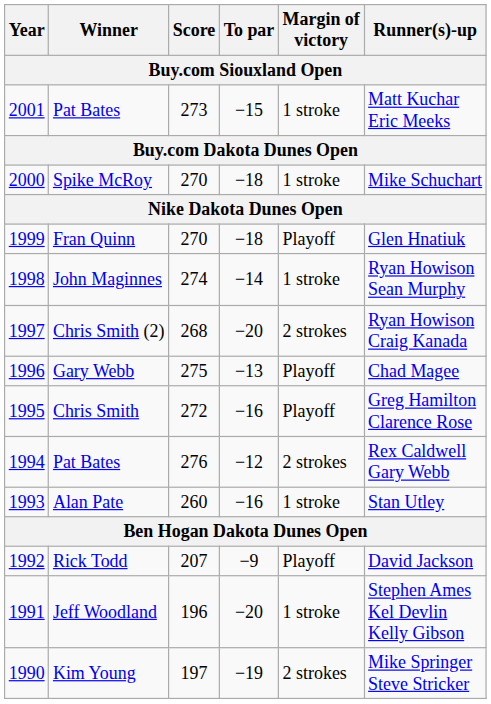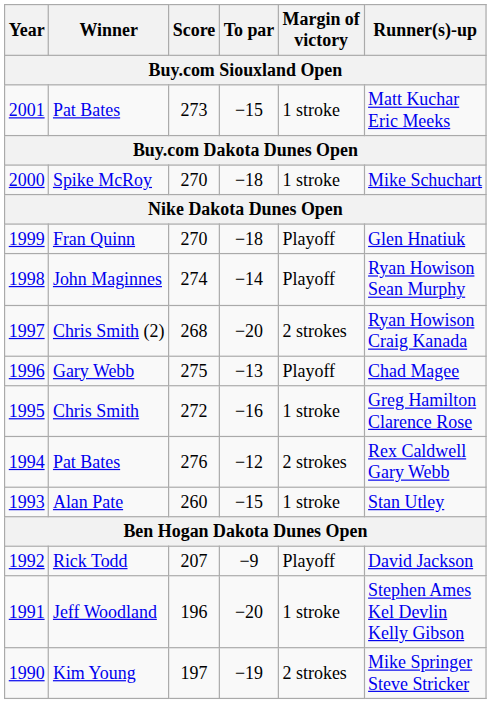(311, 279) 1 stroke -> (309, 279) Playoff
(309, 410) Playoff -> (311, 410) 1 stroke
(249, 501) −16 -> (249, 501) −15
